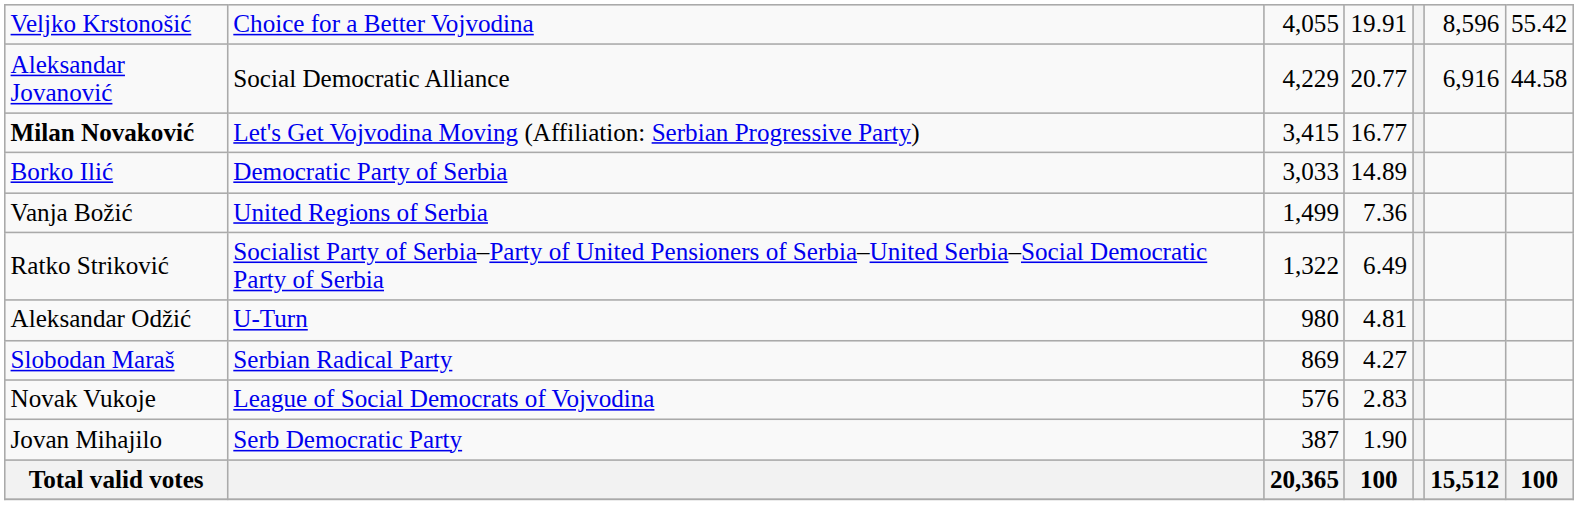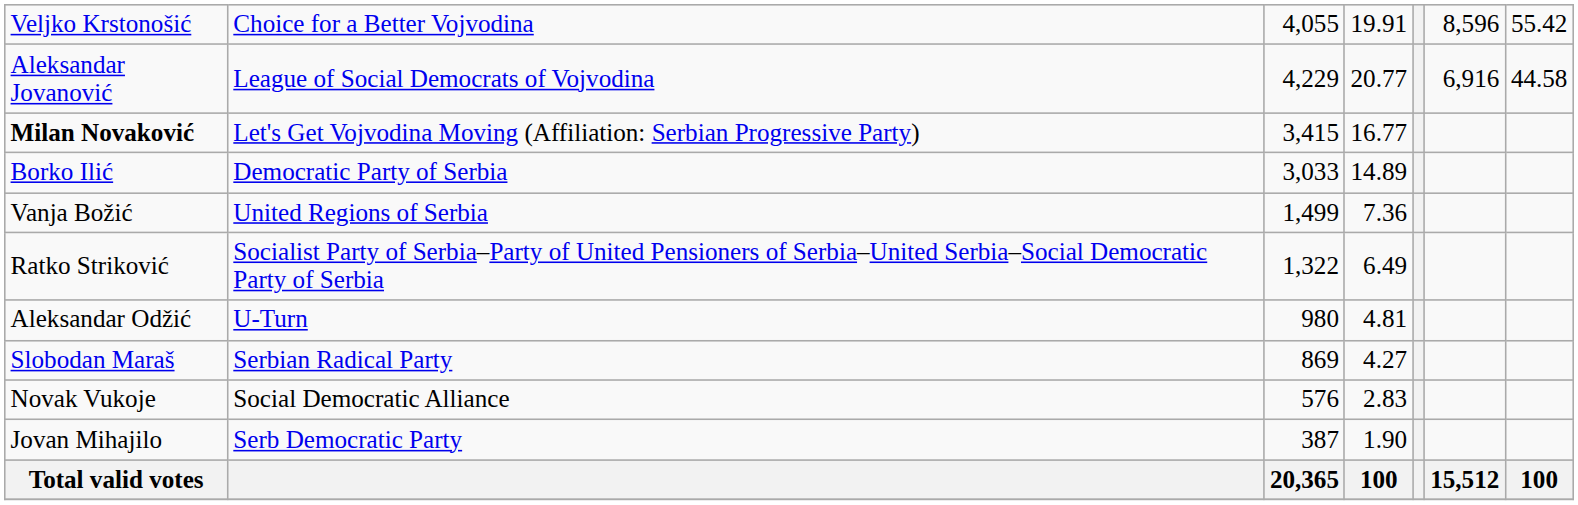(371, 78) Social Democratic Alliance -> (444, 78) League of Social Democrats of Vojvodina
(444, 399) League of Social Democrats of Vojvodina -> (371, 399) Social Democratic Alliance
